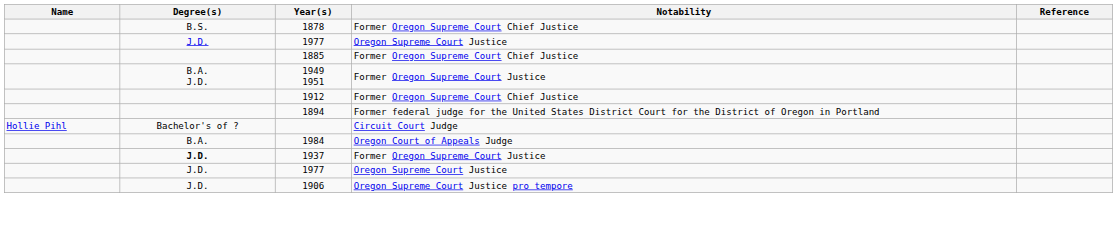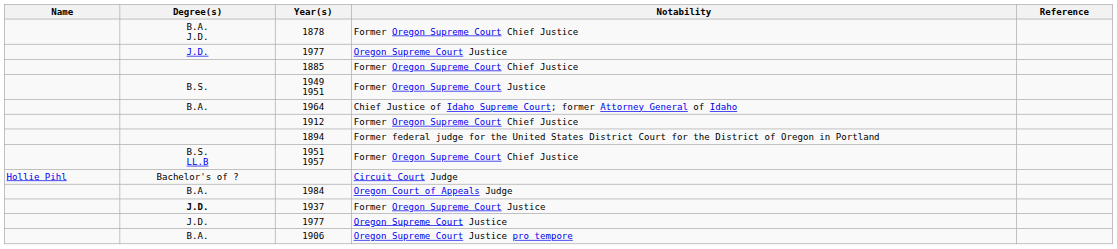(198, 27) B.S. -> (198, 32) B.A. J.D.
(198, 76) B.A. J.D. -> (198, 87) B.S.
+ row: (313, 107)
+ row: (313, 157)
(198, 185) J.D. -> (198, 236) B.A.
